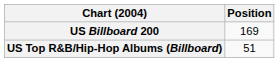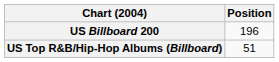(249, 31) 169 -> (249, 31) 196
